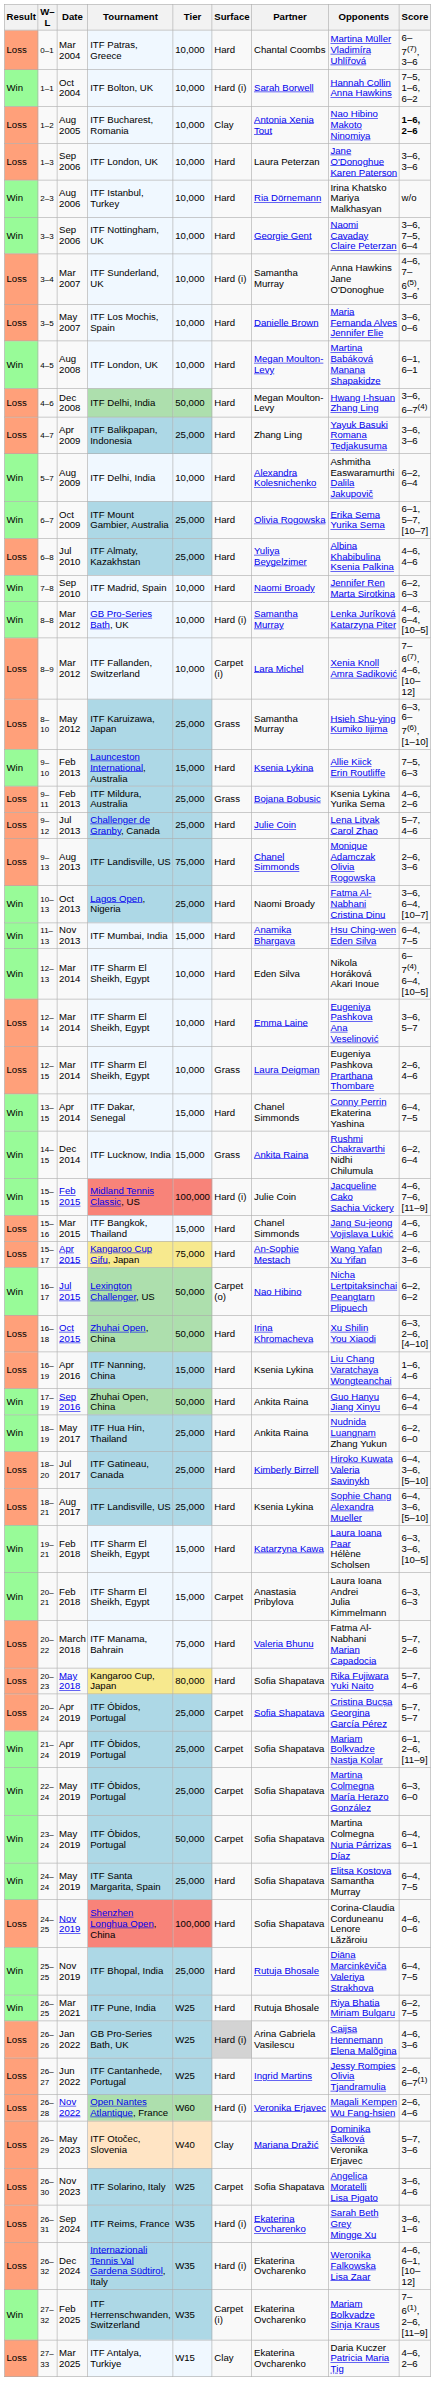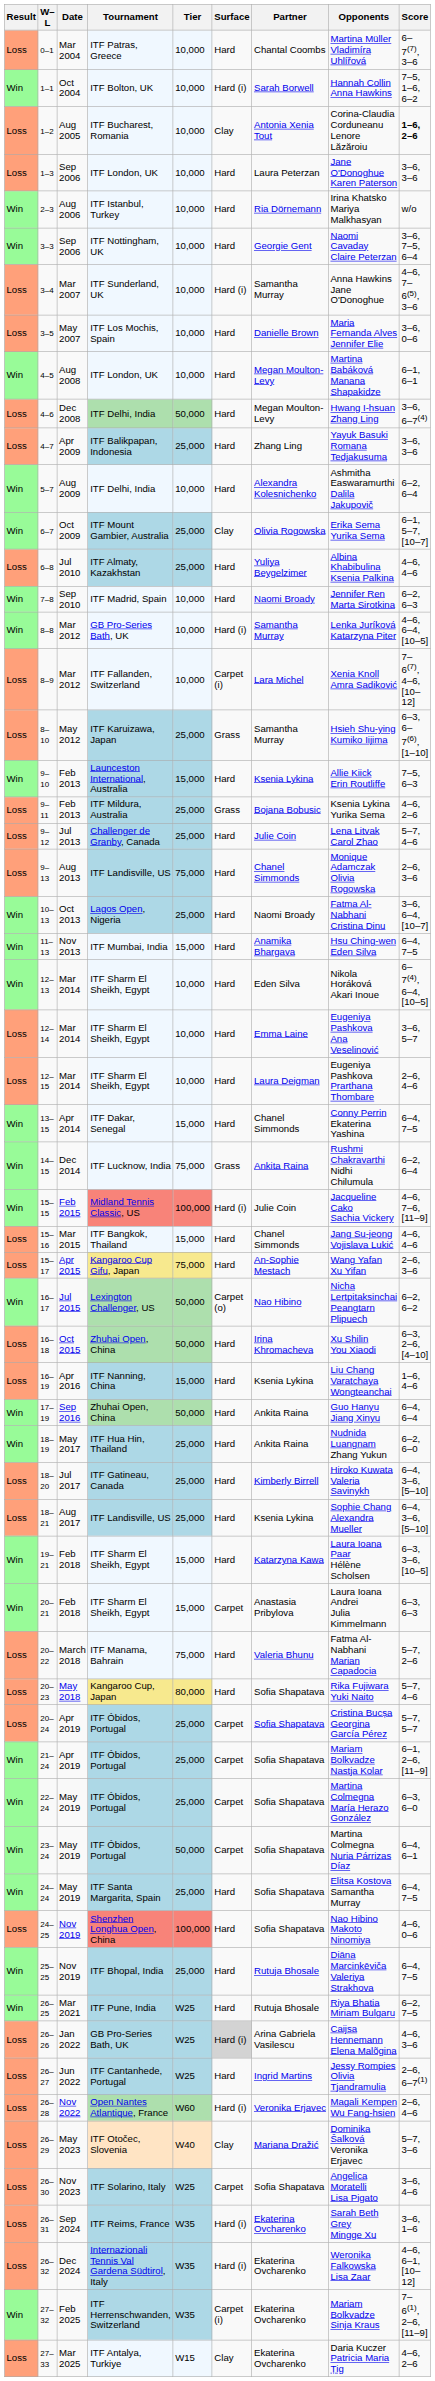(354, 125) Nao Hibino Makoto Ninomiya -> (362, 130) Corina-Claudia Corduneanu Lenore Lăzăroiu
(225, 520) Hard -> (224, 531) Clay
(227, 1070) Grass -> (225, 1081) Hard
(190, 1155) 15,000 -> (190, 1165) 75,000
(362, 1923) Corina-Claudia Corduneanu Lenore Lăzăroiu -> (354, 1929) Nao Hibino Makoto Ninomiya
